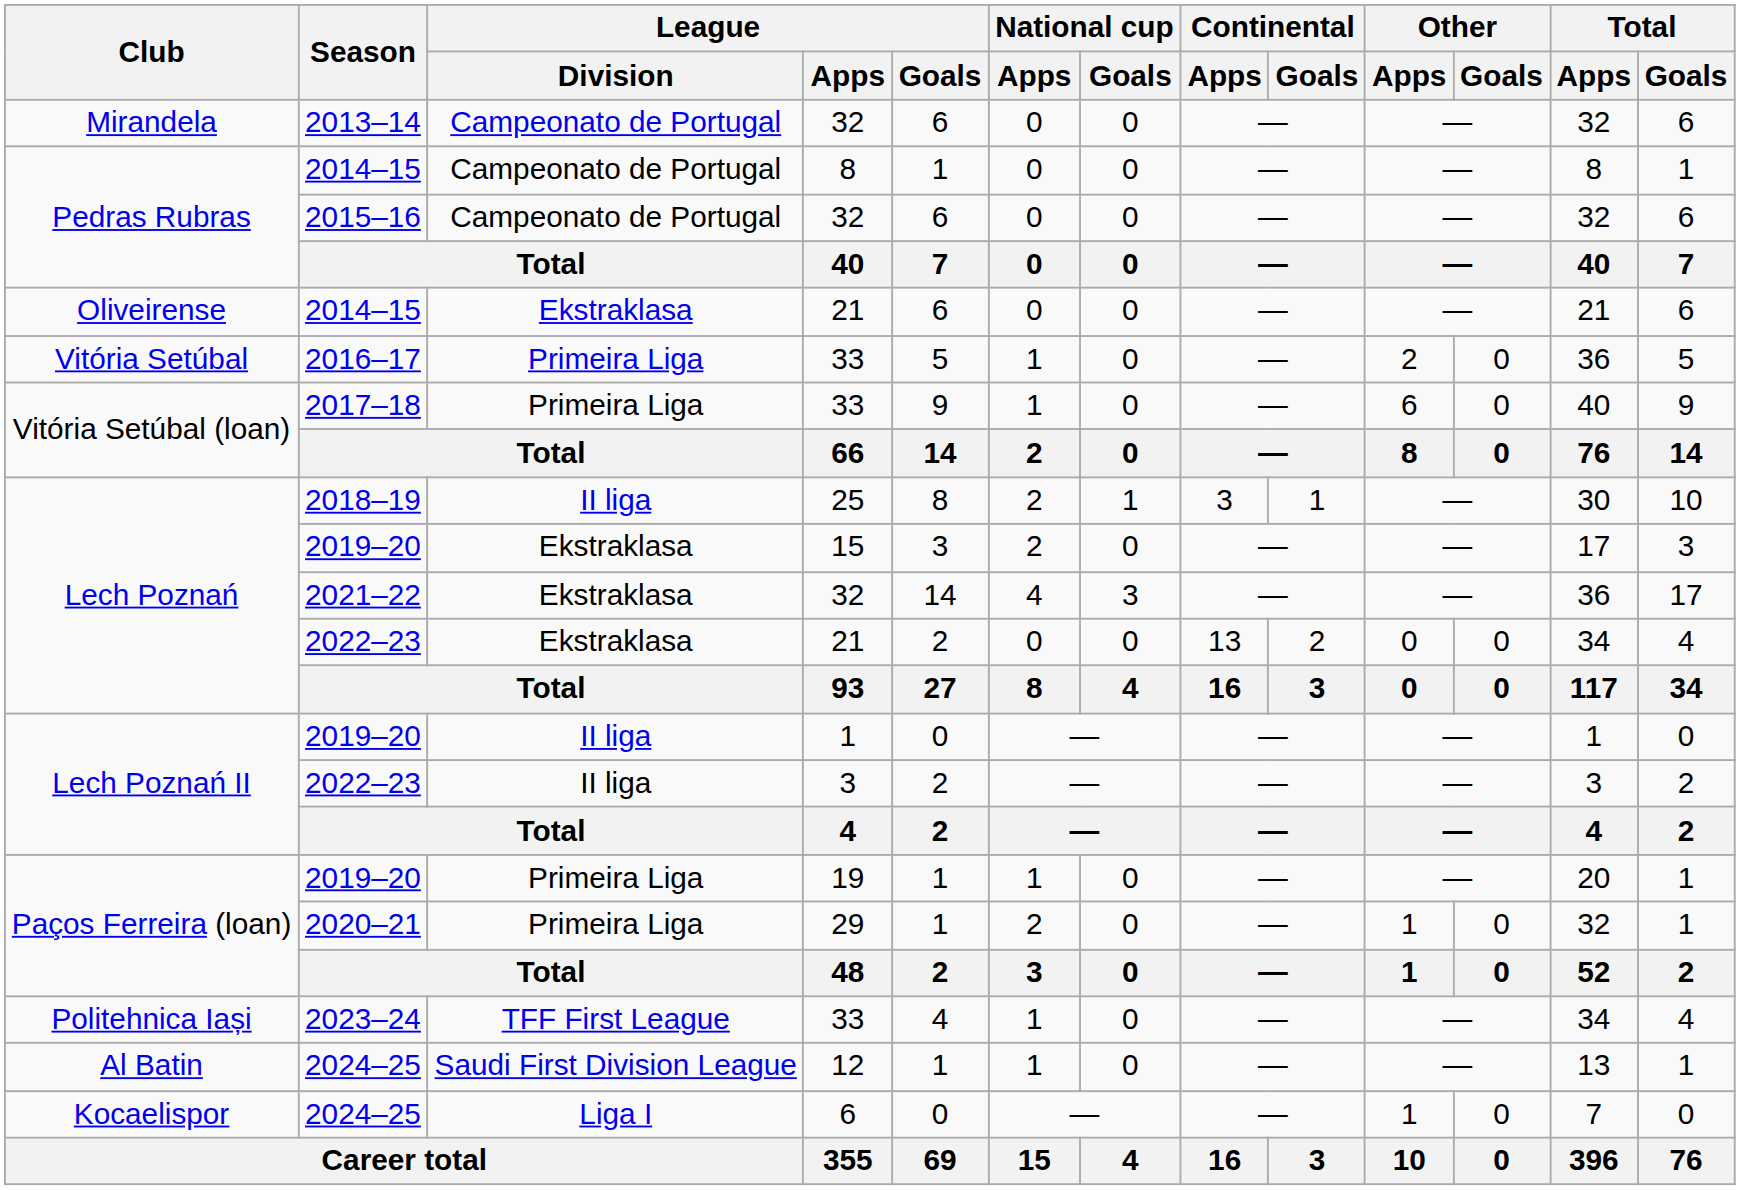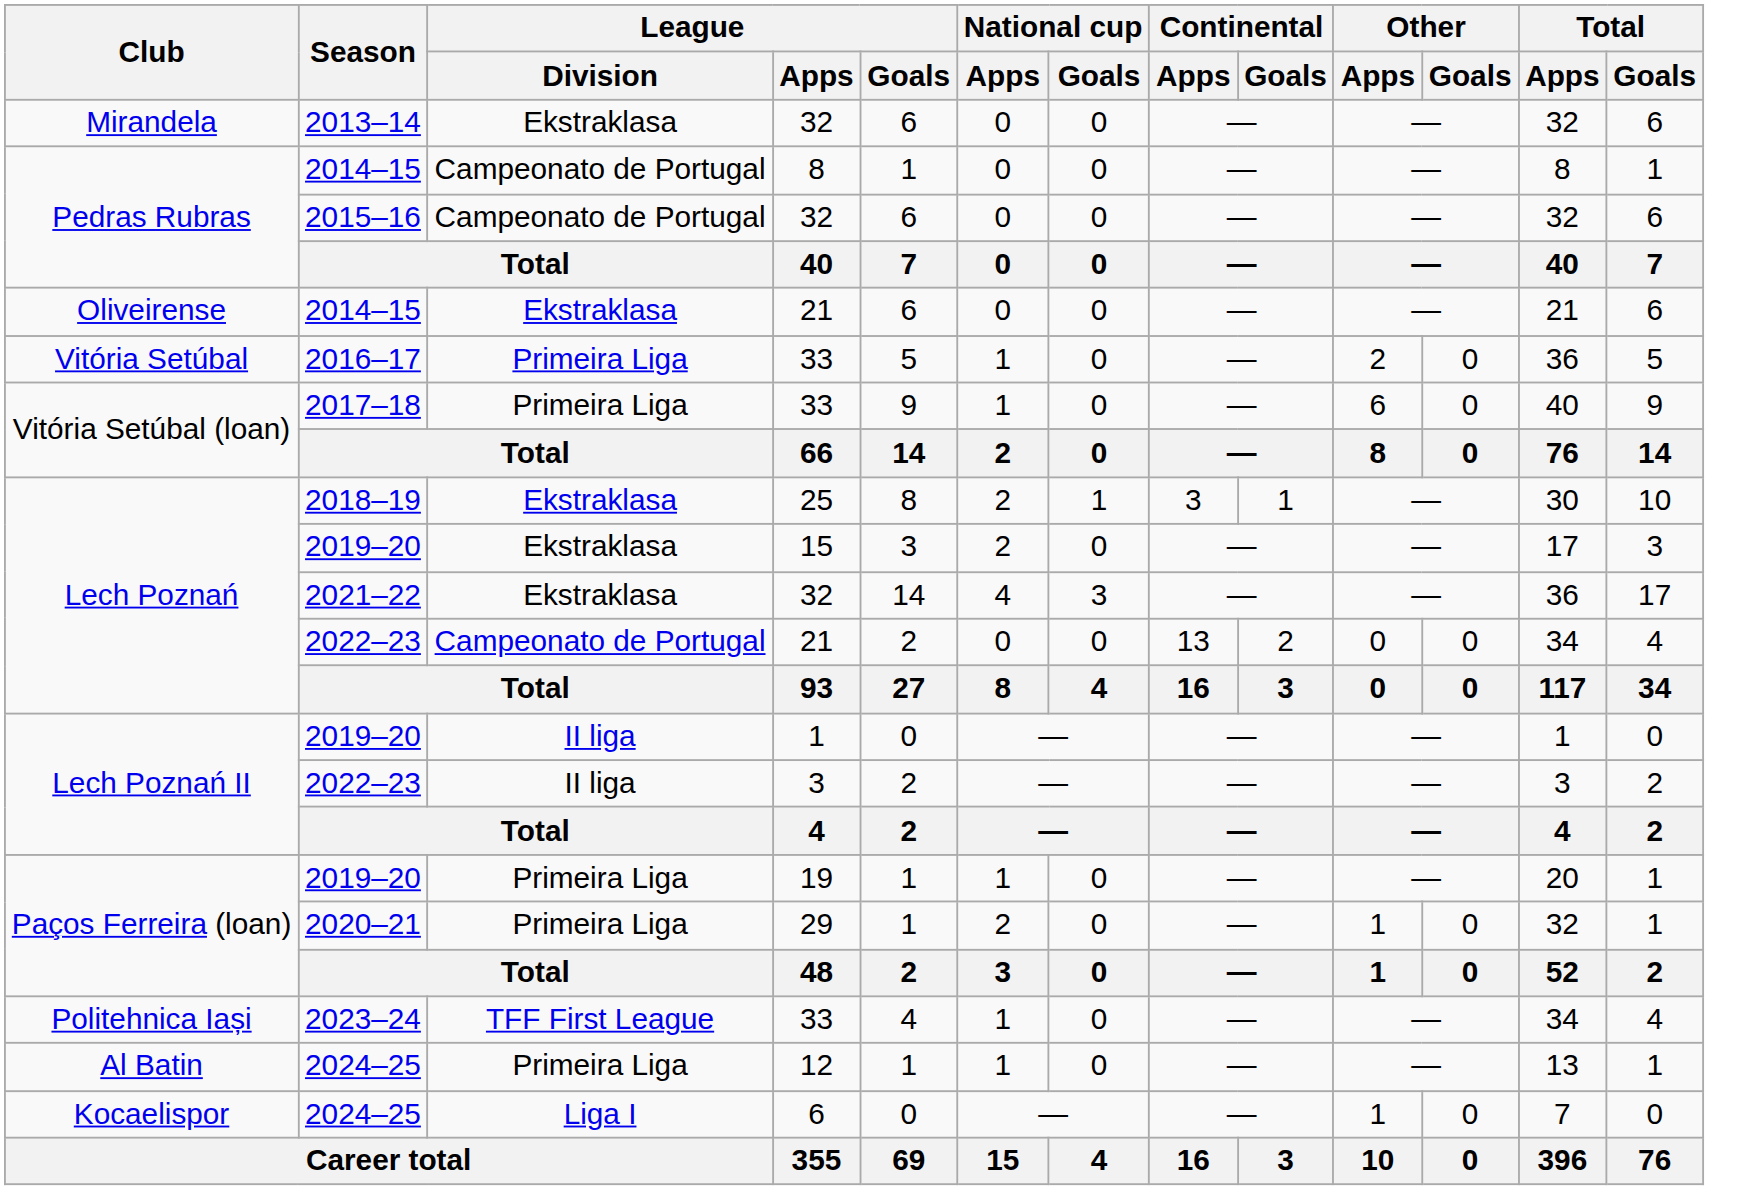(616, 122) Campeonato de Portugal -> (600, 122) Ekstraklasa
(616, 500) II liga -> (600, 500) Ekstraklasa
(616, 641) Ekstraklasa -> (600, 641) Campeonato de Portugal
(616, 1066) Saudi First Division League -> (600, 1066) Primeira Liga
